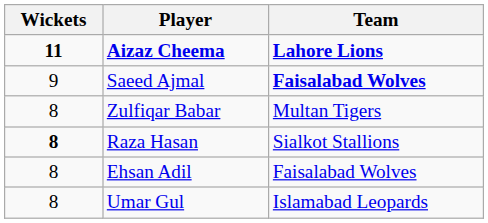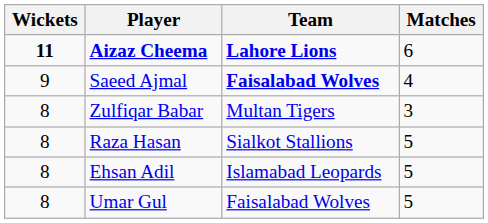+ column: (441, 19)
(54, 141) bold -> (45, 141) normal
(345, 171) Faisalabad Wolves -> (304, 171) Islamabad Leopards
(350, 202) Islamabad Leopards -> (298, 202) Faisalabad Wolves
